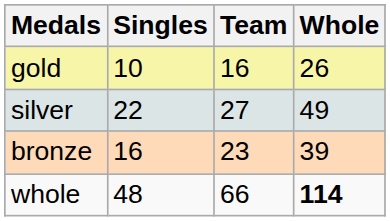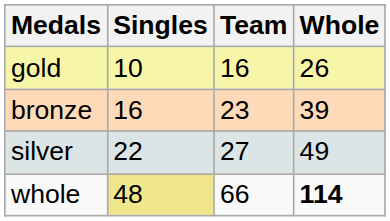rows swapped: (42, 109) <-> (52, 151)
(128, 194) no background -> (128, 194) khaki background
